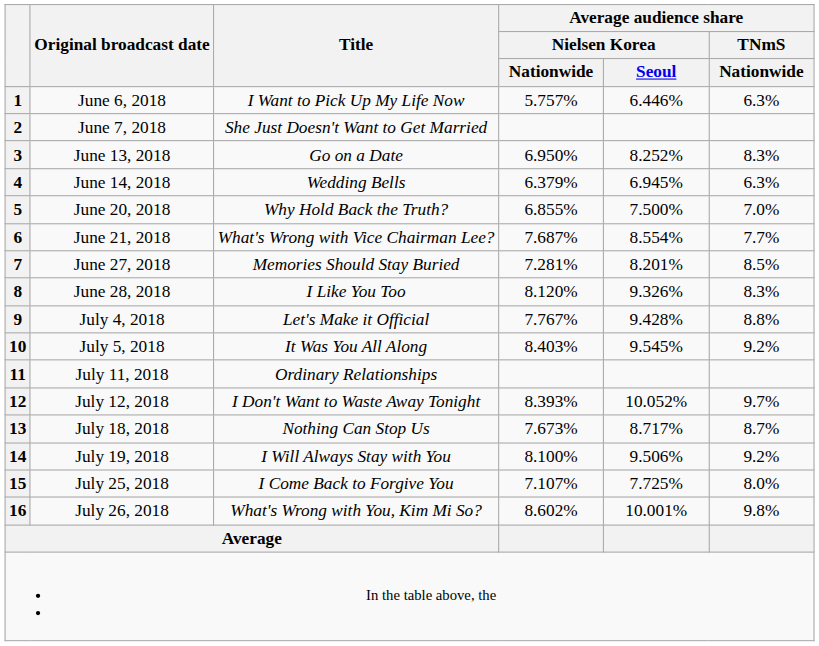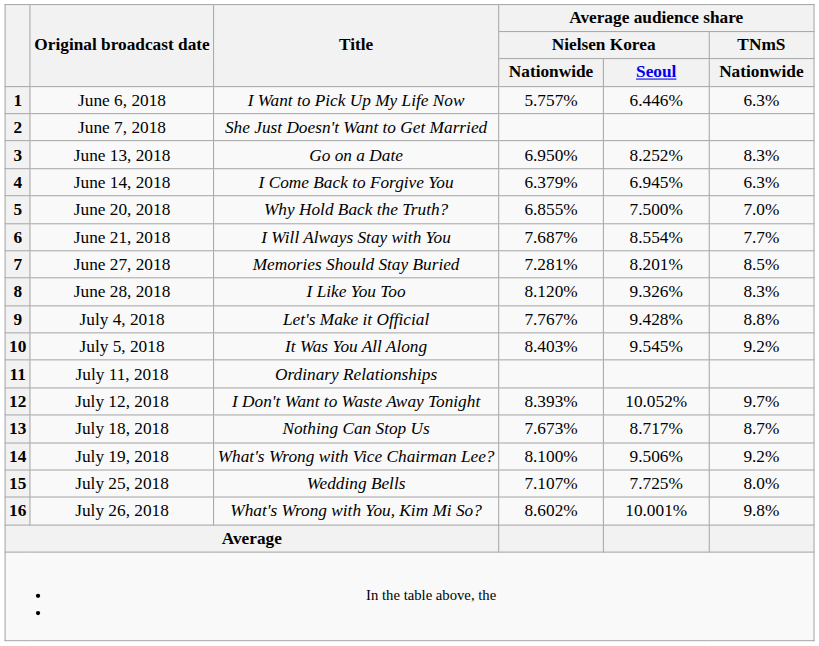(356, 182) Wedding Bells -> (356, 182) I Come Back to Forgive You
(356, 236) What's Wrong with Vice Chairman Lee? -> (356, 236) I Will Always Stay with You
(356, 456) I Will Always Stay with You -> (356, 456) What's Wrong with Vice Chairman Lee?
(356, 483) I Come Back to Forgive You -> (356, 483) Wedding Bells
